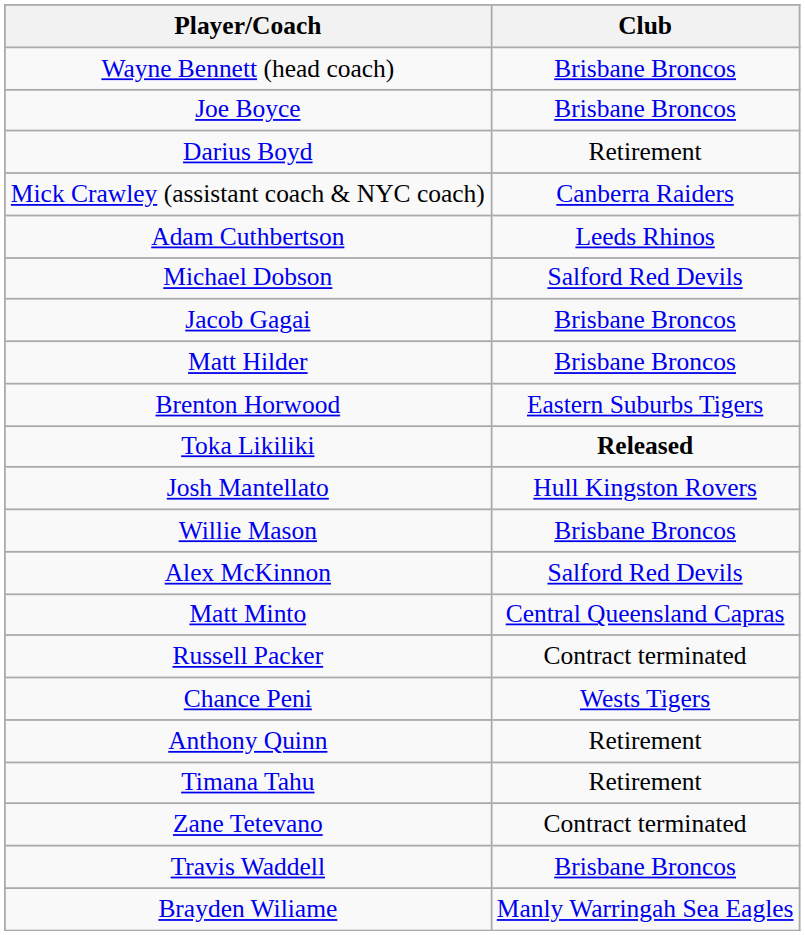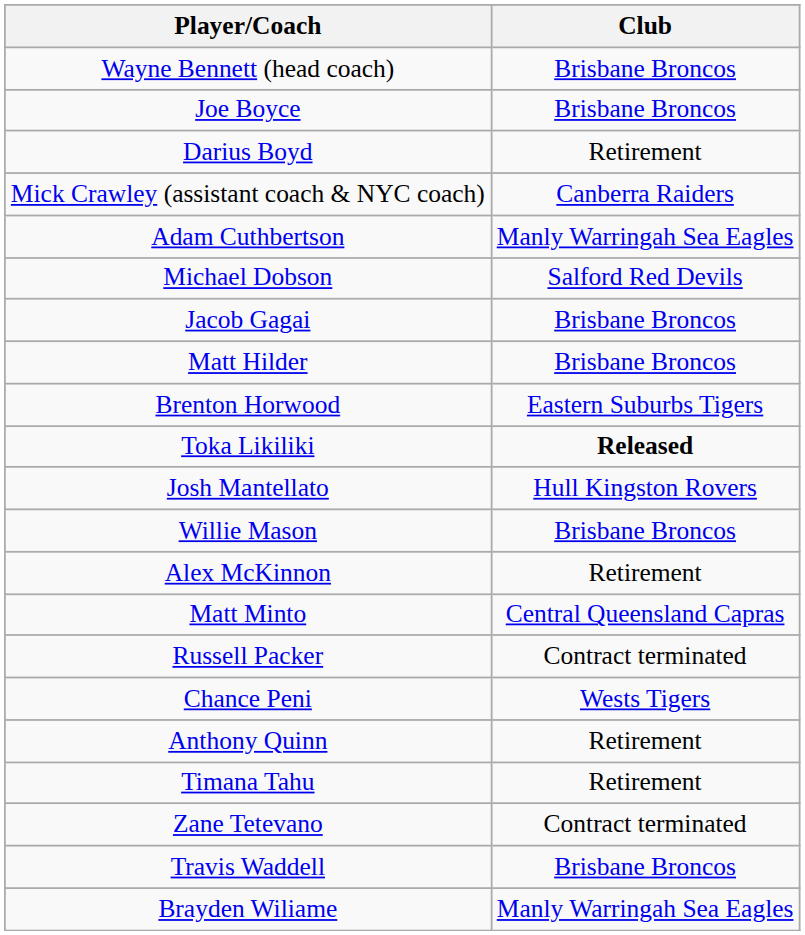(645, 236) Leeds Rhinos -> (645, 236) Manly Warringah Sea Eagles
(645, 572) Salford Red Devils -> (645, 572) Retirement
